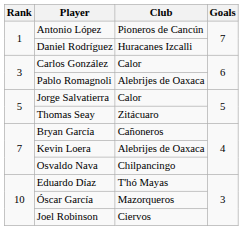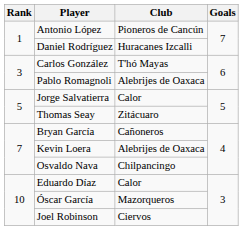(130, 64) Calor -> (143, 64) T'hó Mayas
(143, 183) T'hó Mayas -> (130, 183) Calor
